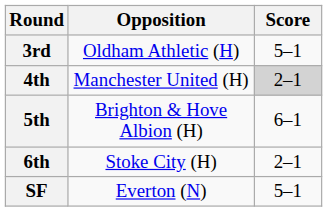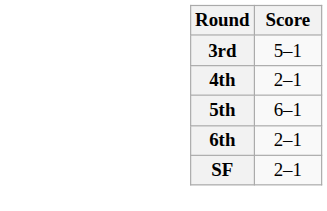- column: (161, 20)
(288, 80) lightgrey background -> (288, 80) no background
(288, 191) 5–1 -> (288, 170) 2–1
